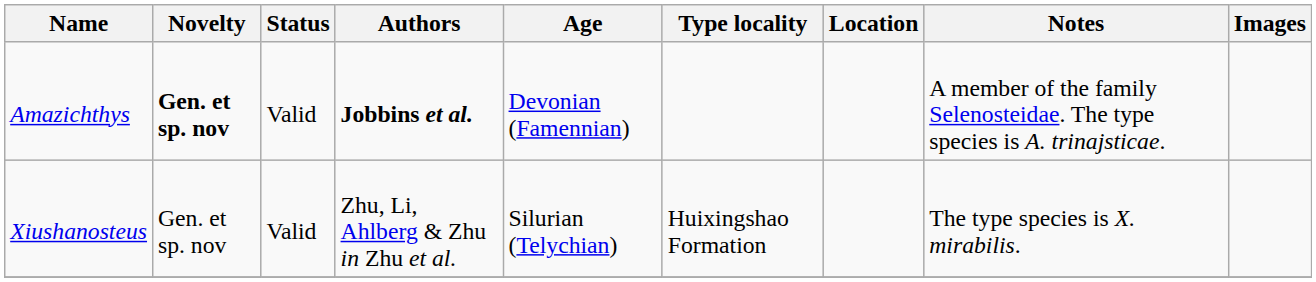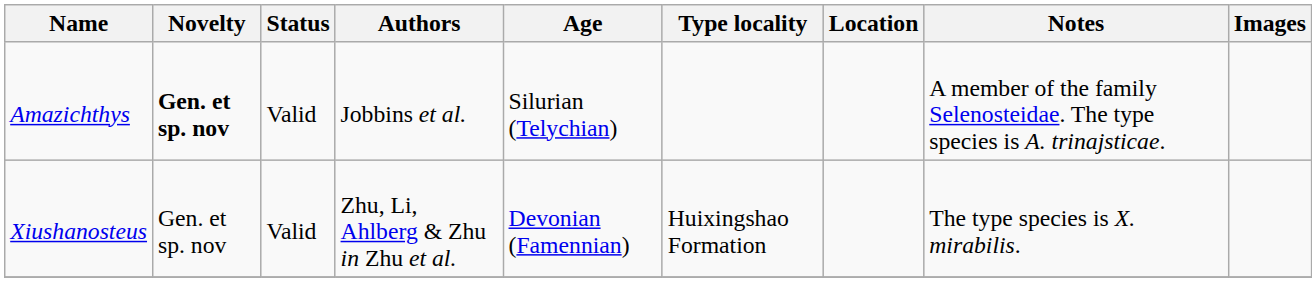(407, 114) bold -> (403, 114) normal
(569, 114) Devonian (Famennian) -> (563, 114) Silurian (Telychian)
(563, 231) Silurian (Telychian) -> (569, 231) Devonian (Famennian)
